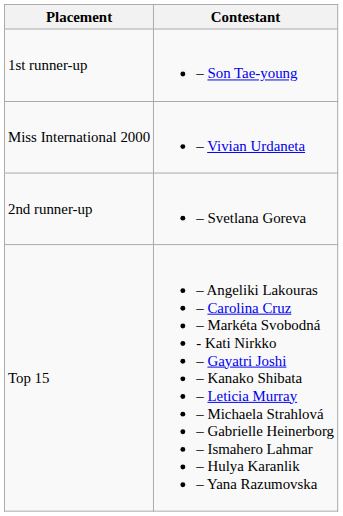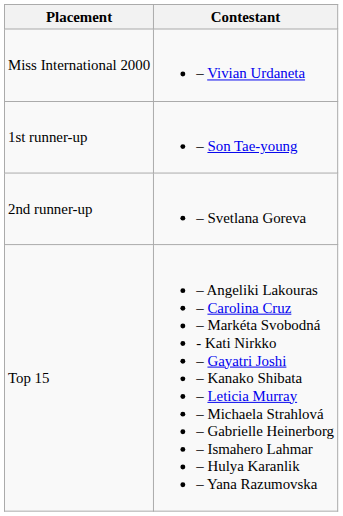rows swapped: (79, 137) <-> (48, 65)
